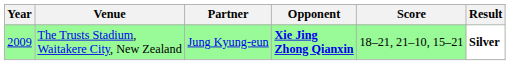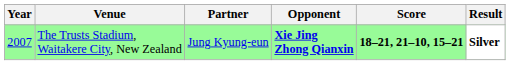(20, 42) 2009 -> (20, 42) 2007
(411, 42) normal -> (411, 42) bold
